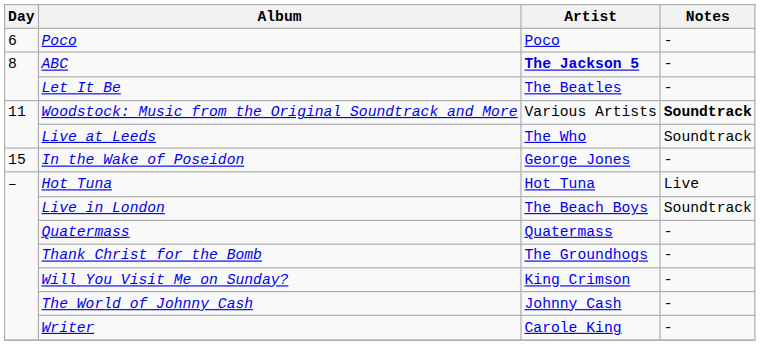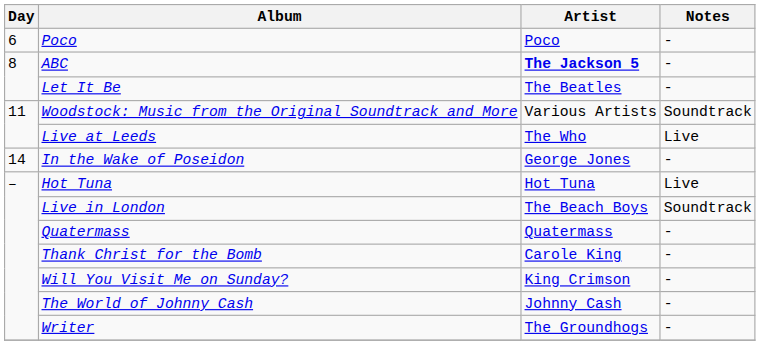(708, 112) bold -> (708, 112) normal
(708, 136) Soundtrack -> (681, 136) Live
(17, 160) 15 -> (17, 160) 14
(586, 256) The Groundhogs -> (573, 256) Carole King
(573, 328) Carole King -> (586, 328) The Groundhogs
